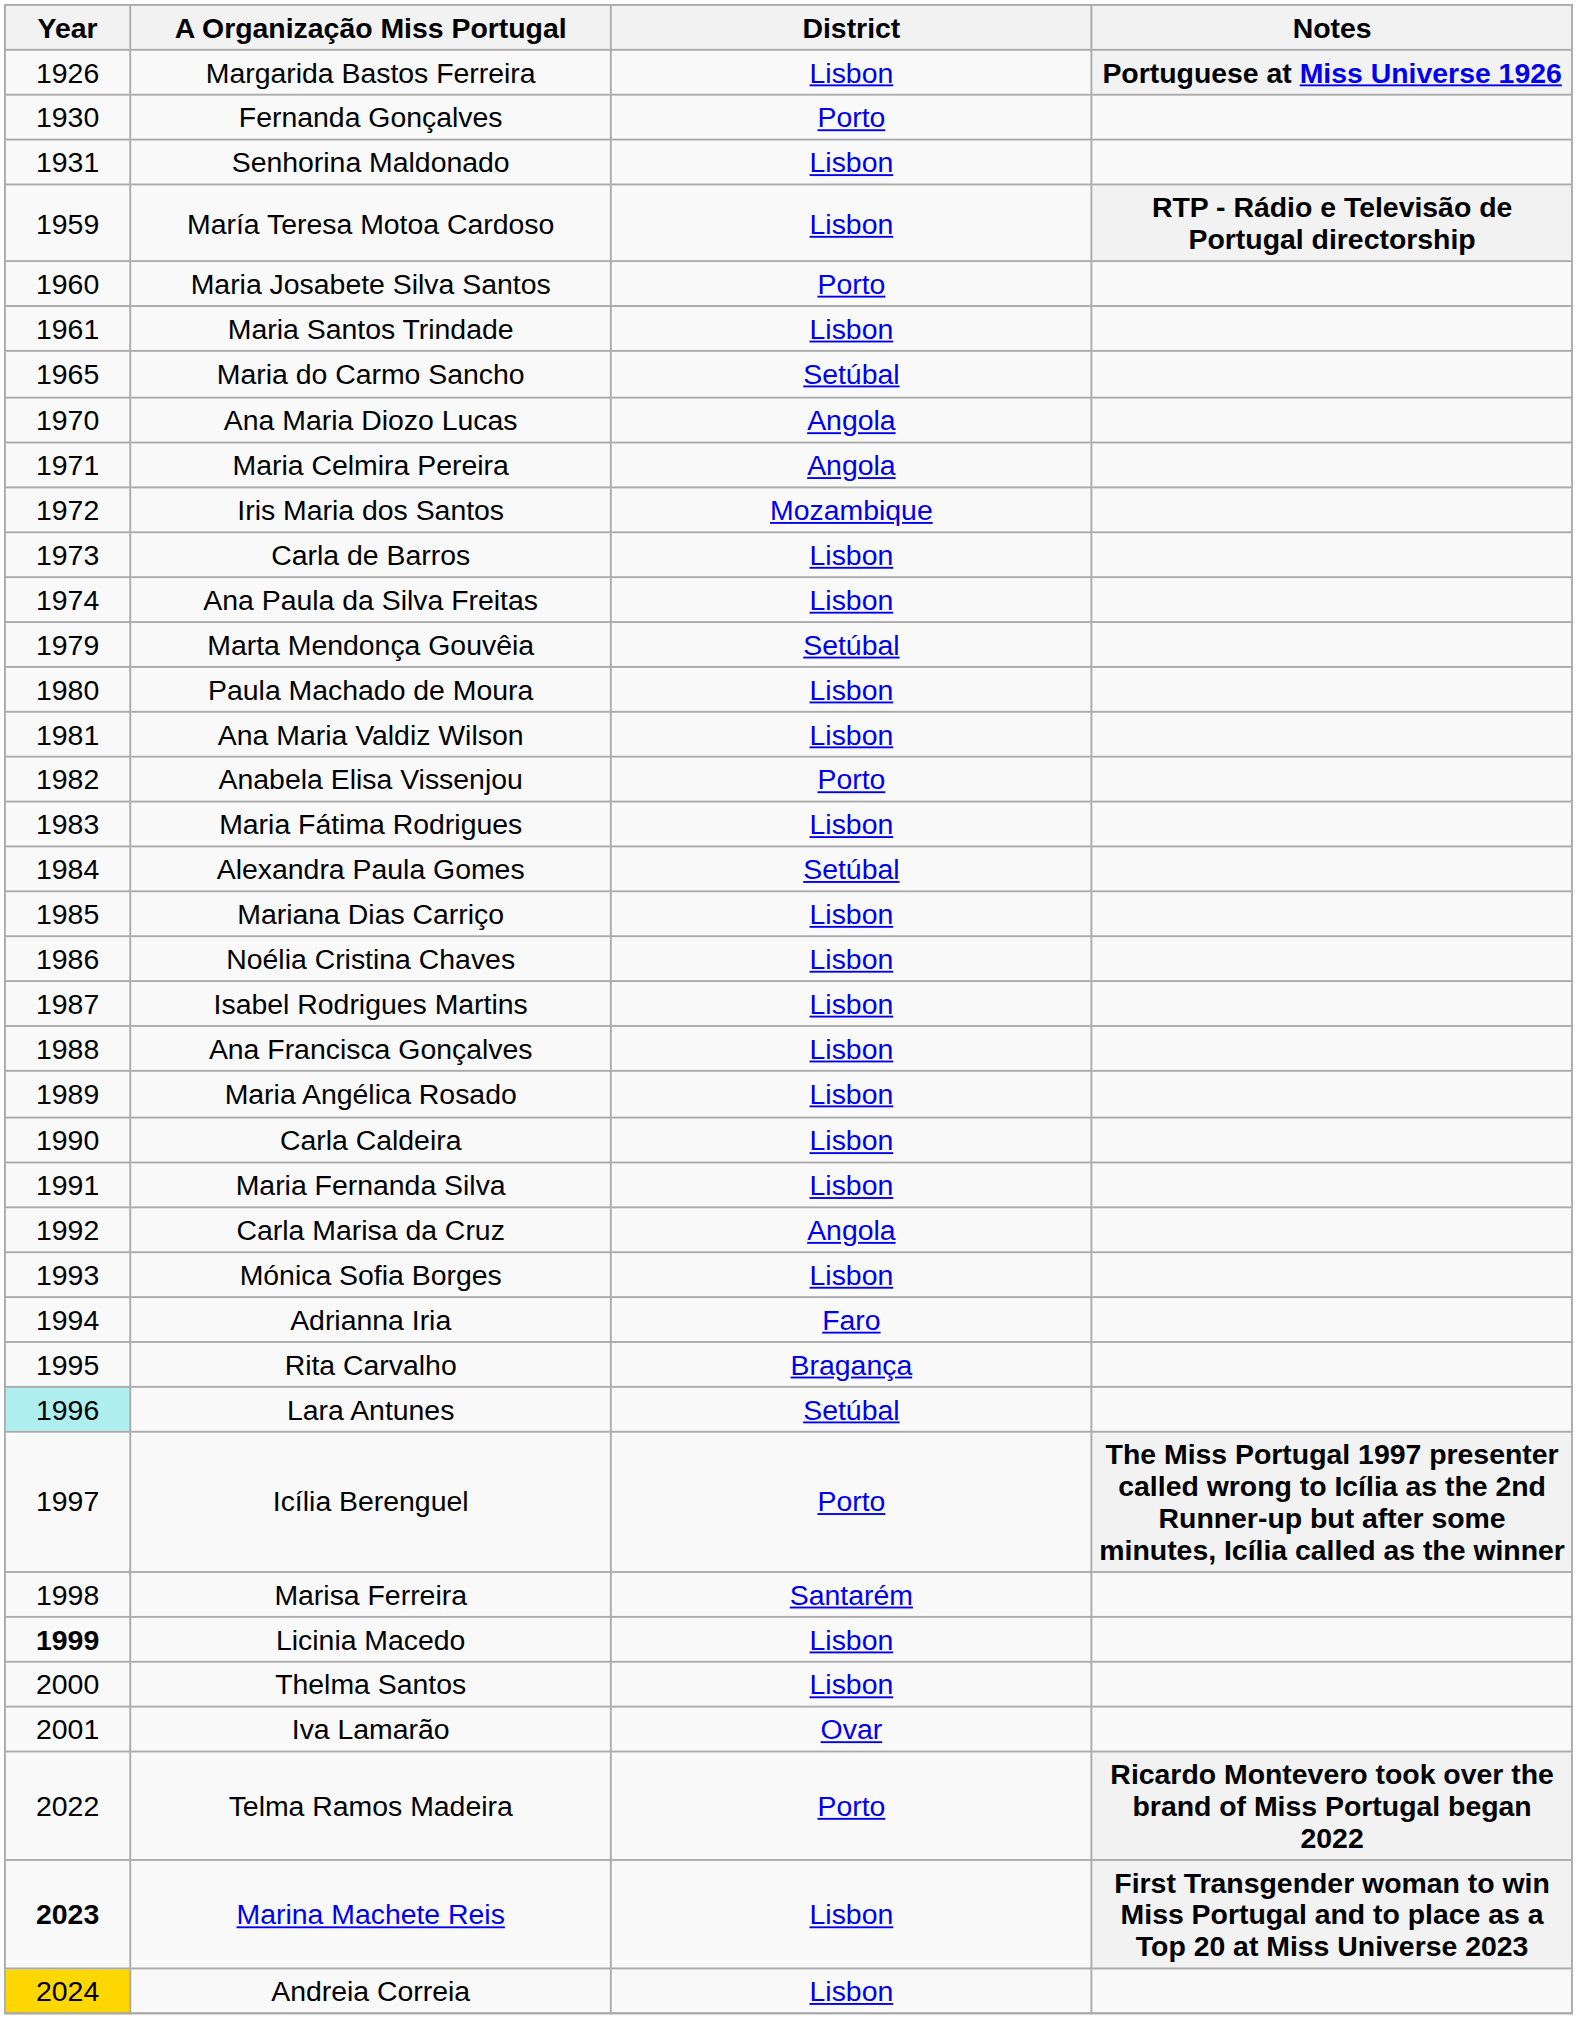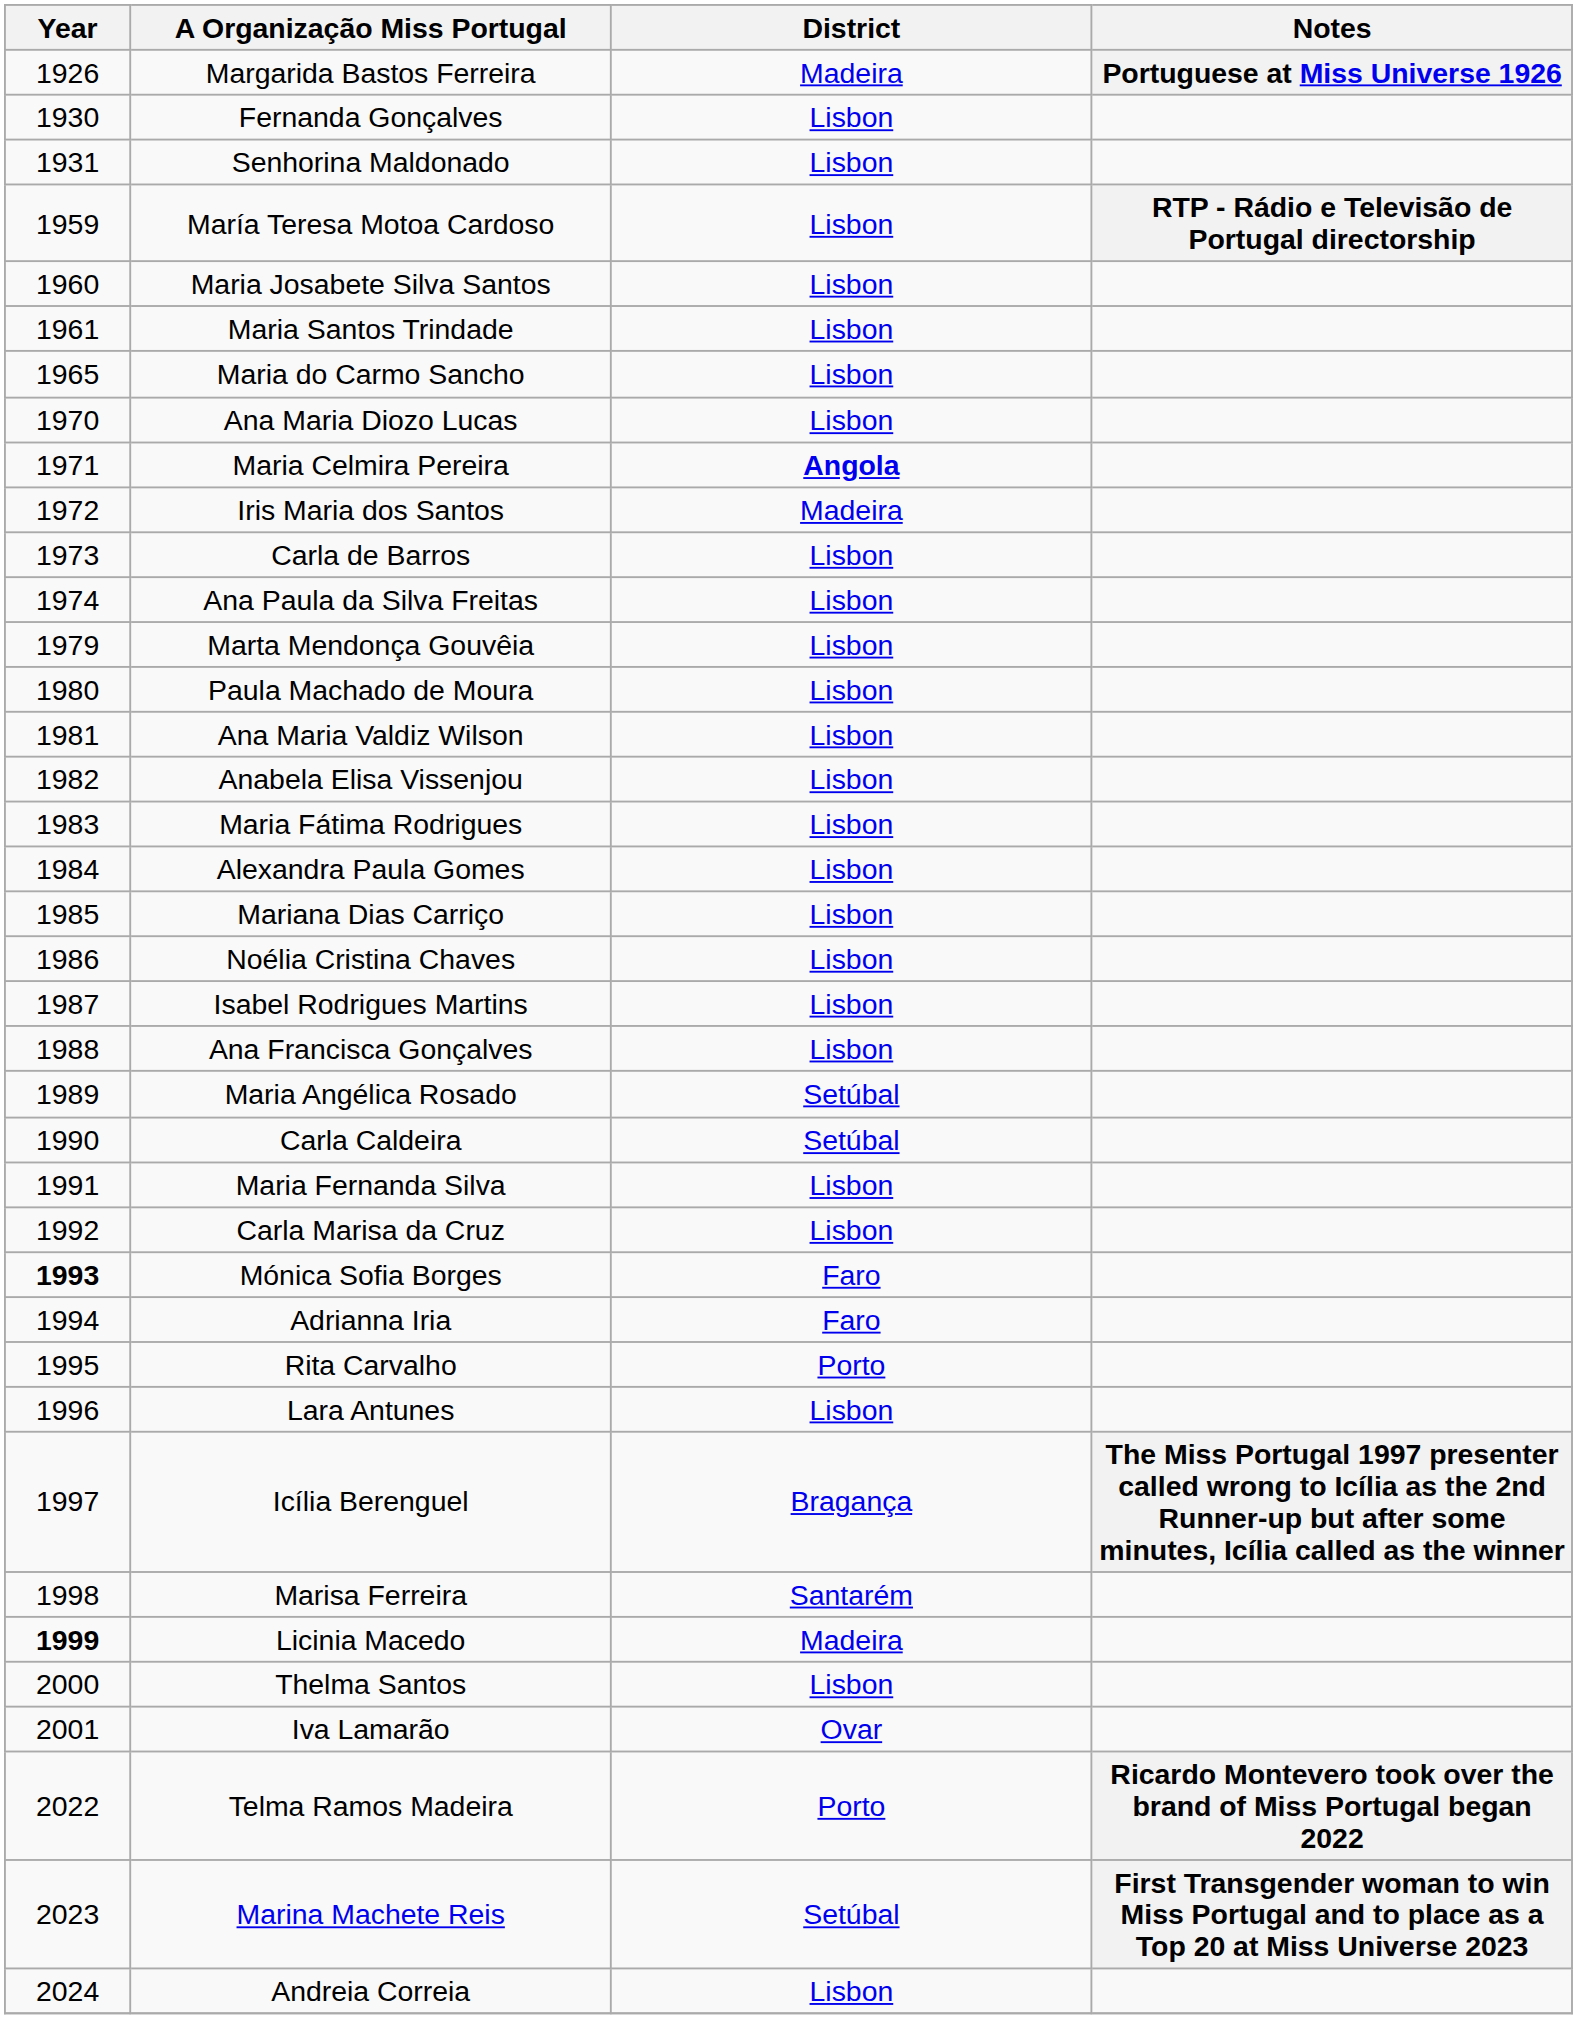(851, 73) Lisbon -> (851, 73) Madeira
(851, 118) Porto -> (851, 118) Lisbon
(851, 284) Porto -> (851, 284) Lisbon
(851, 374) Setúbal -> (851, 374) Lisbon
(851, 419) Angola -> (851, 419) Lisbon
(851, 464) normal -> (851, 464) bold
(851, 509) Mozambique -> (851, 509) Madeira
(851, 644) Setúbal -> (851, 644) Lisbon
(851, 779) Porto -> (851, 779) Lisbon
(851, 869) Setúbal -> (851, 869) Lisbon
(851, 1094) Lisbon -> (851, 1094) Setúbal
(851, 1139) Lisbon -> (851, 1139) Setúbal
(851, 1229) Angola -> (851, 1229) Lisbon
(68, 1274) normal -> (68, 1274) bold
(851, 1274) Lisbon -> (851, 1274) Faro
(851, 1364) Bragança -> (851, 1364) Porto
(68, 1409) paleturquoise background -> (68, 1409) no background
(851, 1409) Setúbal -> (851, 1409) Lisbon
(851, 1502) Porto -> (851, 1502) Bragança
(851, 1640) Lisbon -> (851, 1640) Madeira
(68, 1915) bold -> (68, 1915) normal
(851, 1915) Lisbon -> (851, 1915) Setúbal
(68, 1992) gold background -> (68, 1992) no background
